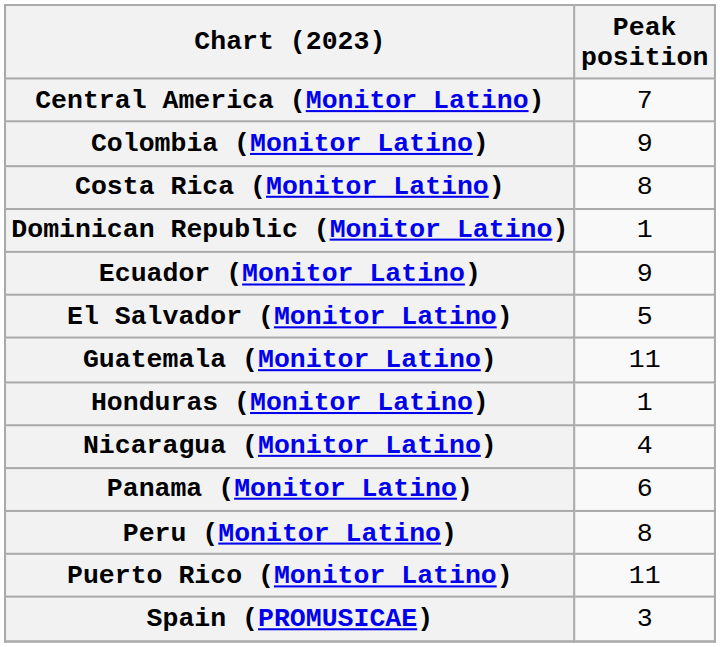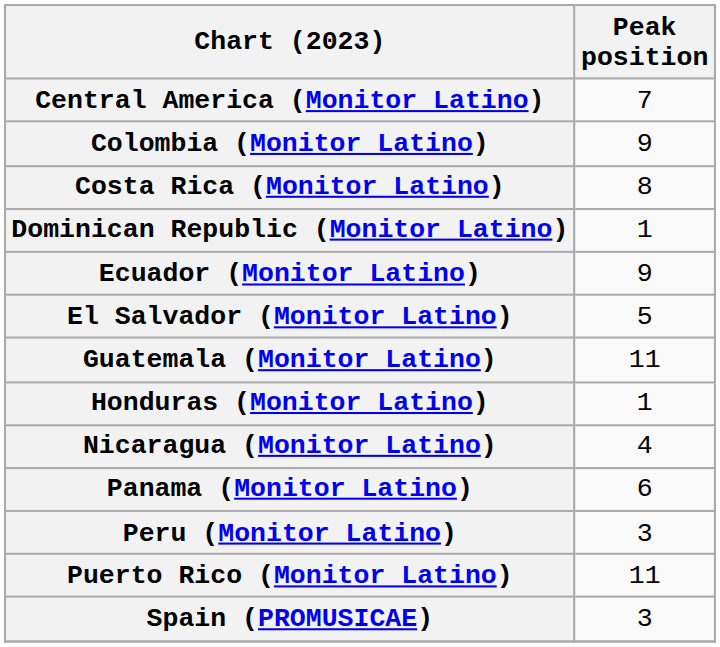(645, 533) 8 -> (645, 533) 3
